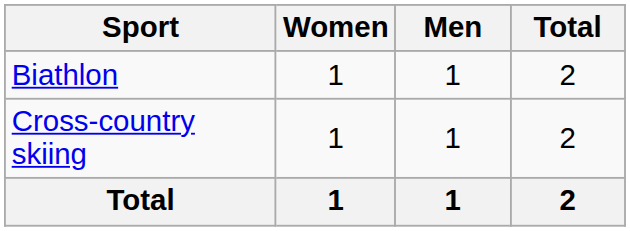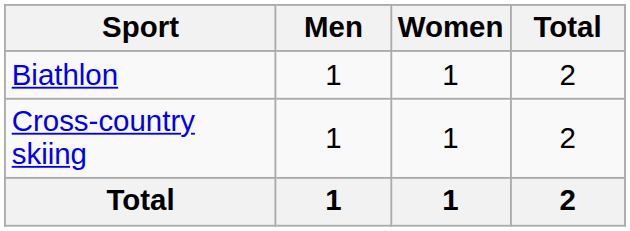columns swapped: (453, 27) <-> (336, 27)
